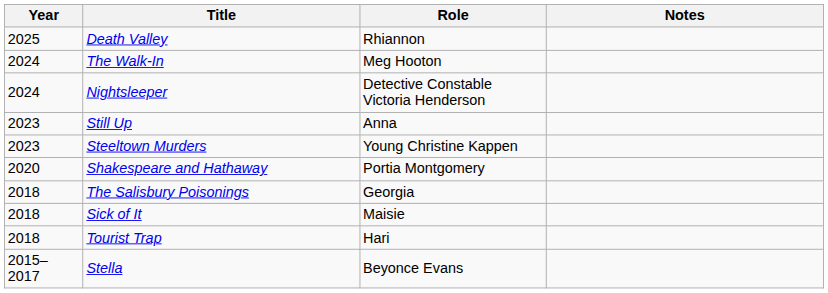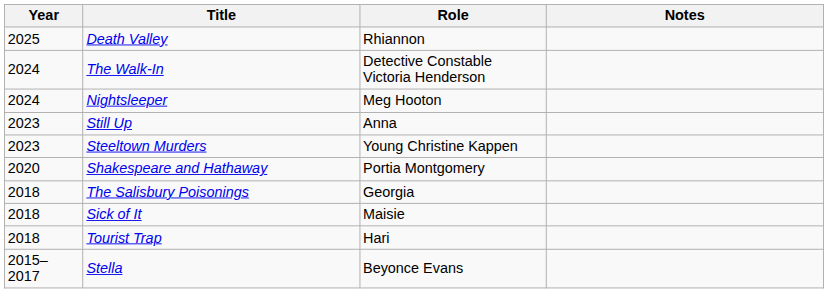(402, 61) Meg Hooton -> (427, 69) Detective Constable Victoria Henderson
(427, 92) Detective Constable Victoria Henderson -> (402, 100) Meg Hooton
